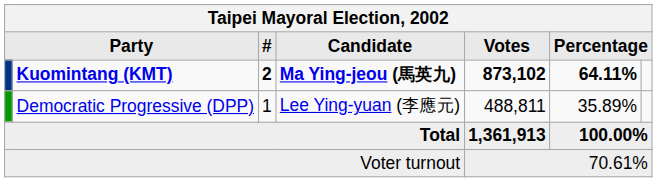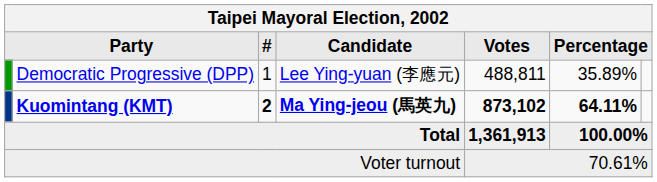rows swapped: (95, 75) <-> (135, 106)
